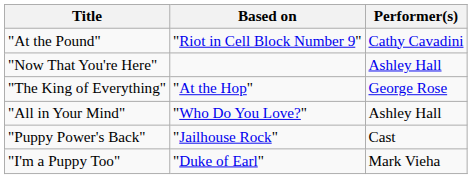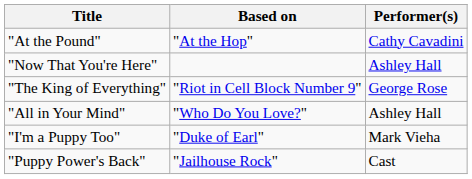(267, 40) "Riot in Cell Block Number 9" -> (213, 40) "At the Hop"
(213, 88) "At the Hop" -> (267, 88) "Riot in Cell Block Number 9"
rows swapped: (64, 161) <-> (77, 137)
